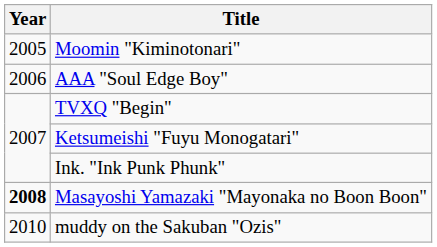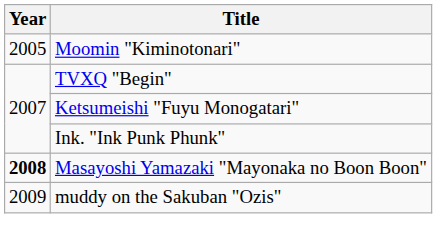- row: (141, 78)
(28, 227) 2010 -> (28, 197) 2009
